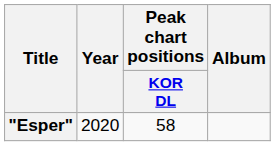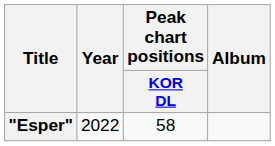(100, 126) 2020 -> (100, 126) 2022
